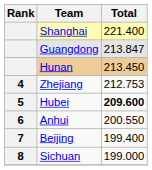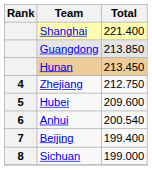(124, 49) 213.847 -> (124, 49) 213.850
(124, 85) 212.753 -> (124, 85) 212.750
(124, 102) bold -> (124, 102) normal
(124, 120) 200.550 -> (124, 120) 200.540
